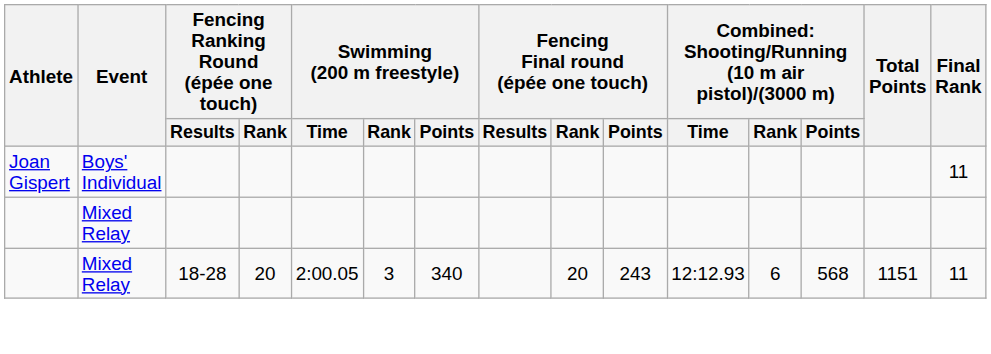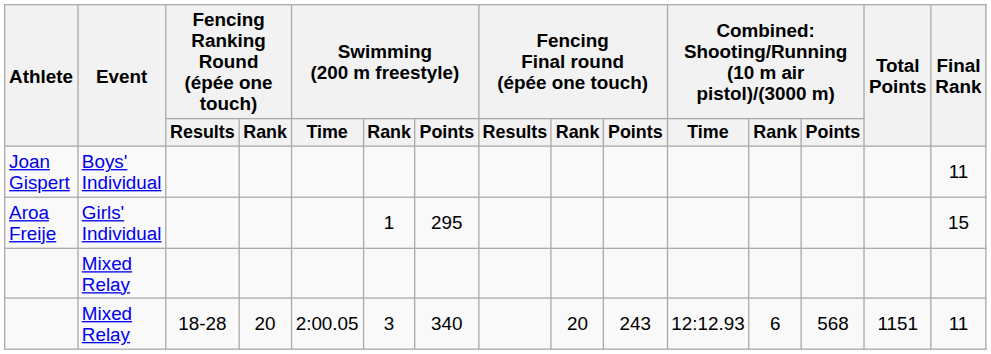+ row: (33, 223)
